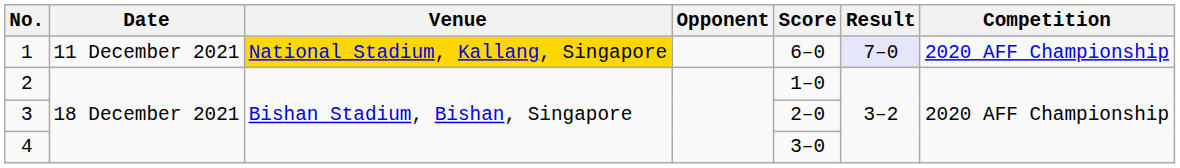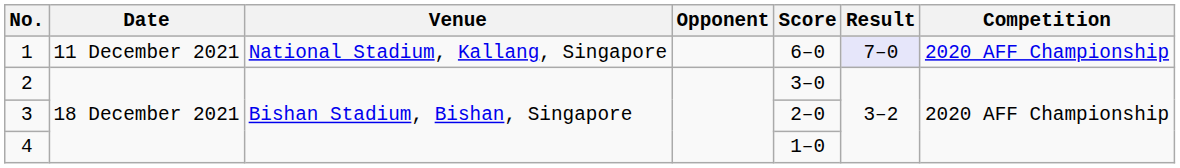(458, 52) gold background -> (458, 52) no background
(808, 84) 1–0 -> (808, 84) 3–0
(808, 147) 3–0 -> (808, 147) 1–0
